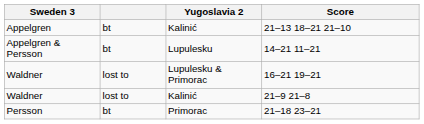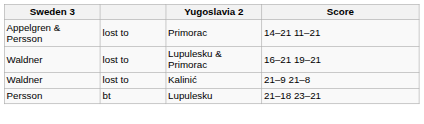- row: (307, 27)
(107, 48) bt -> (116, 33) lost to
(190, 48) Lupulesku -> (188, 33) Primorac
(188, 111) Primorac -> (190, 96) Lupulesku
